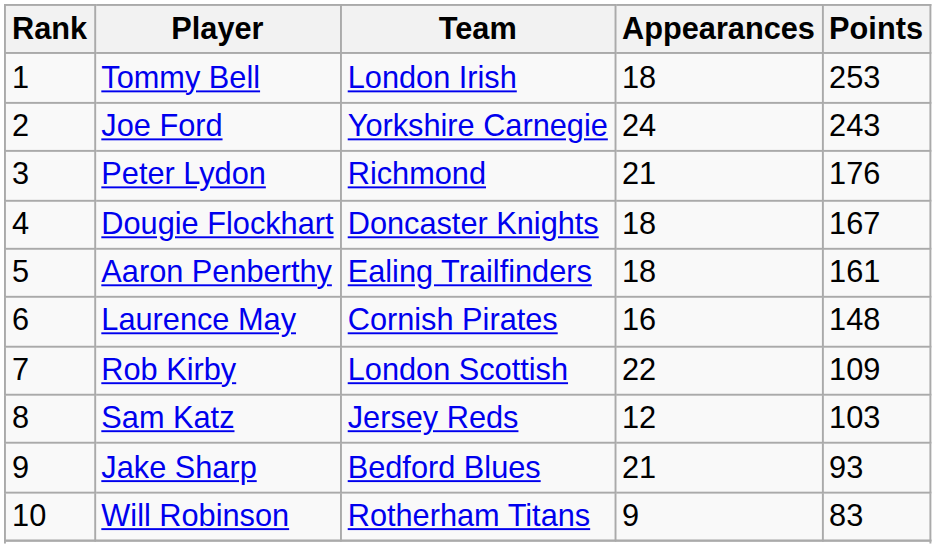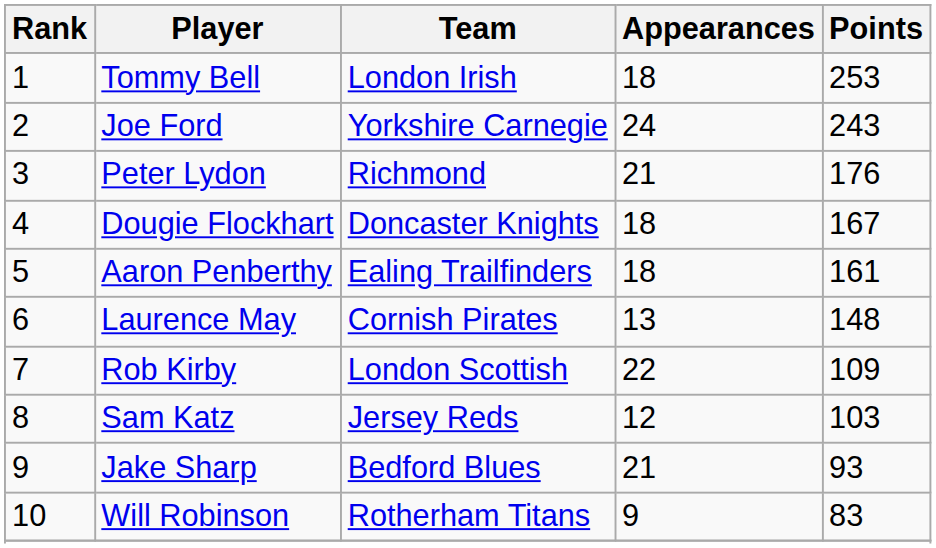(639, 321) 16 -> (639, 321) 13
